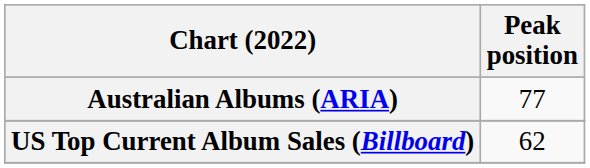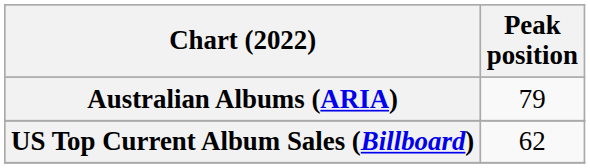(532, 98) 77 -> (532, 98) 79
